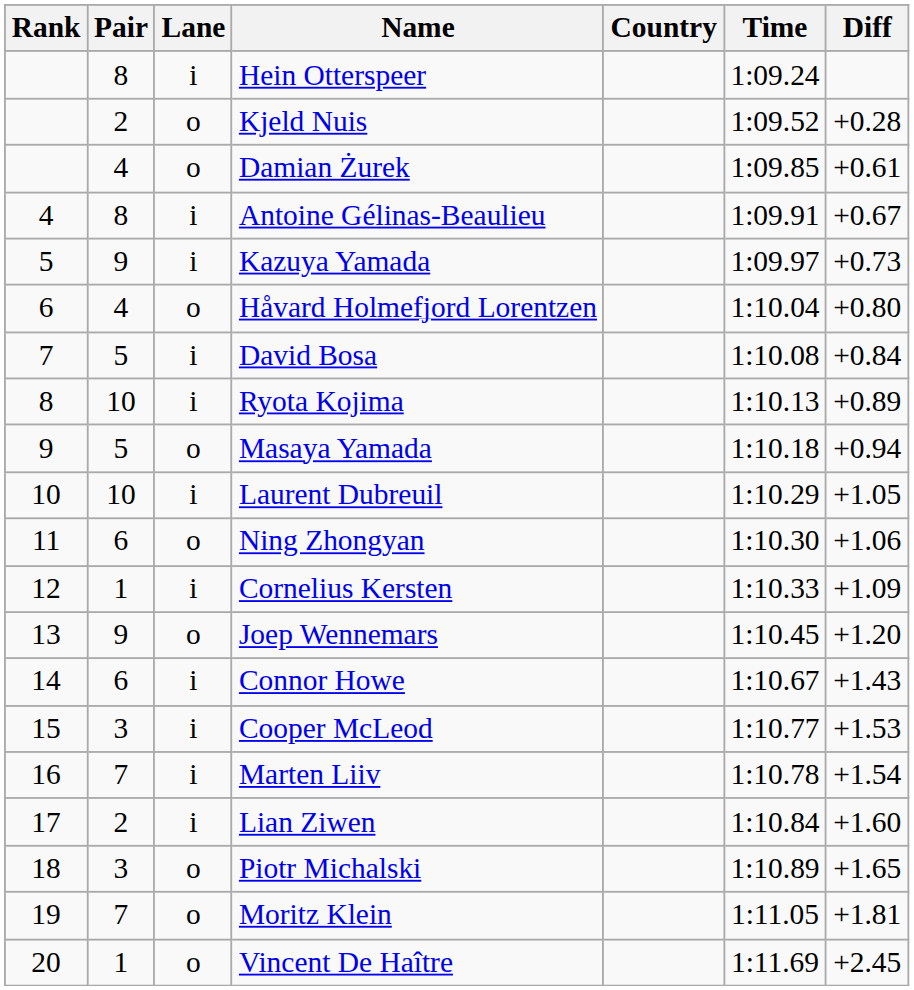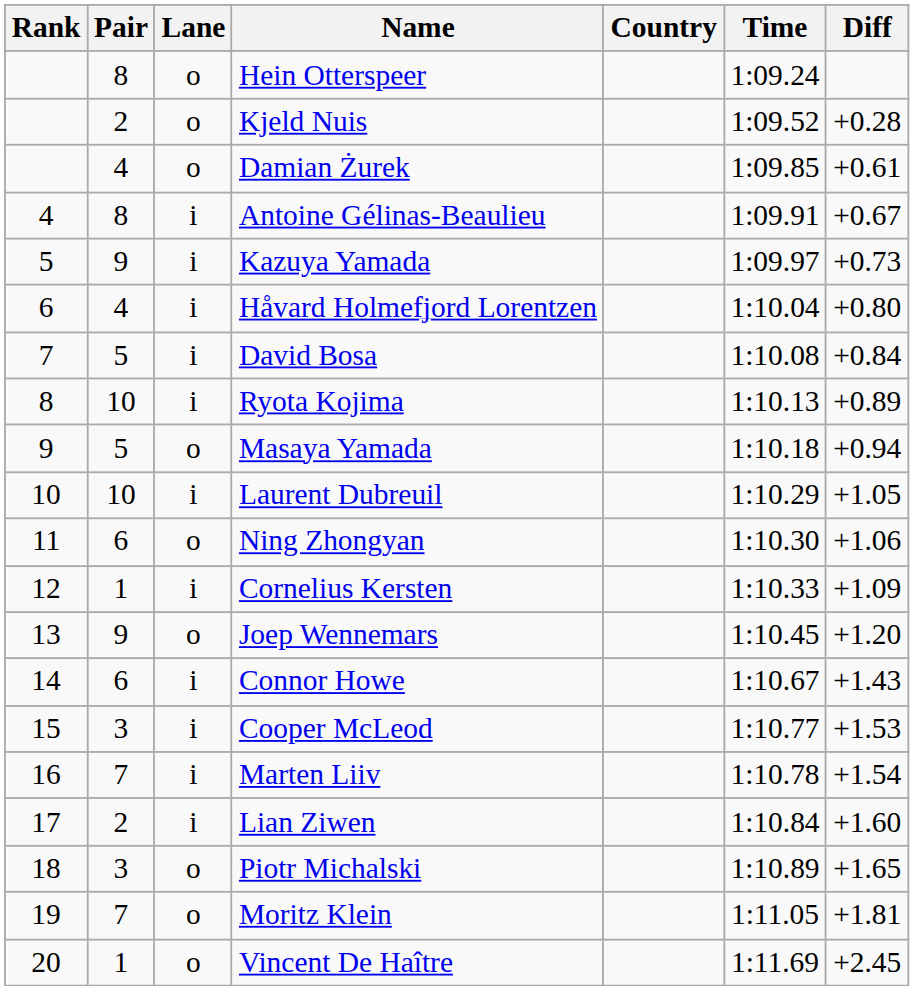(193, 74) i -> (193, 74) o
(193, 307) o -> (193, 307) i
